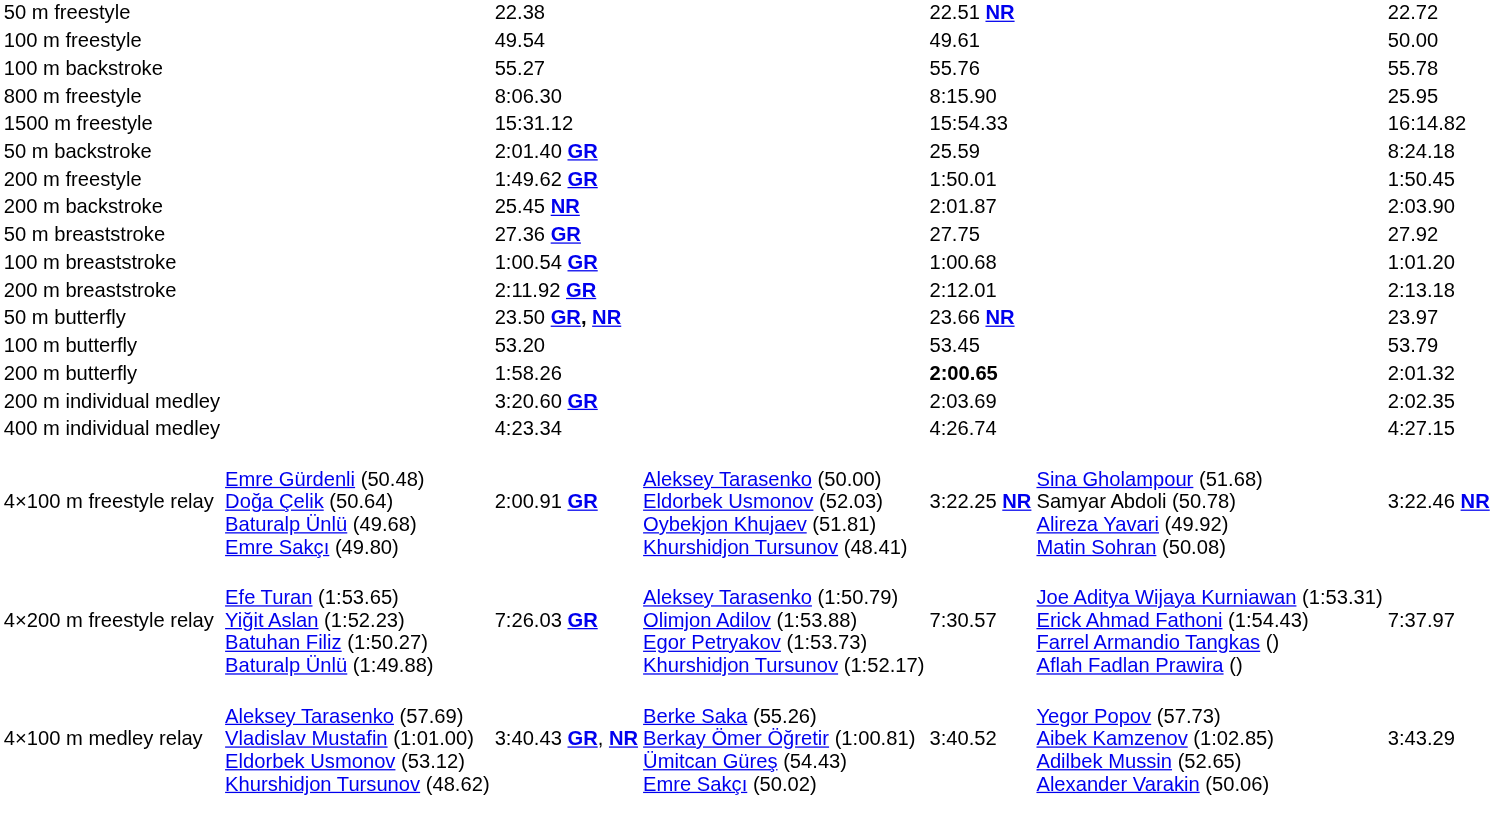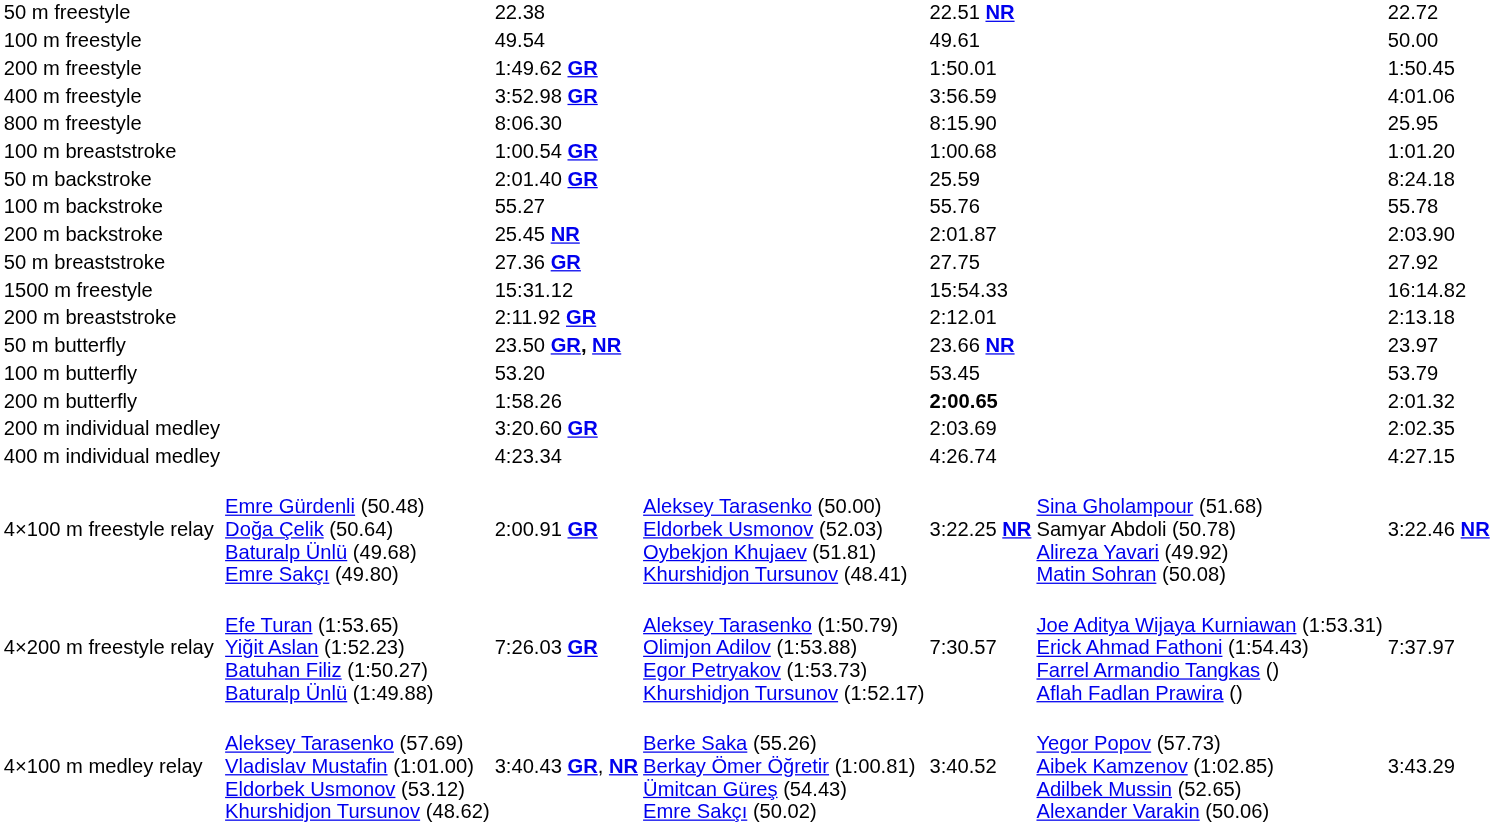rows swapped: (73, 179) <-> (83, 68)
+ row: (73, 96)
rows swapped: (78, 123) <-> (90, 262)
